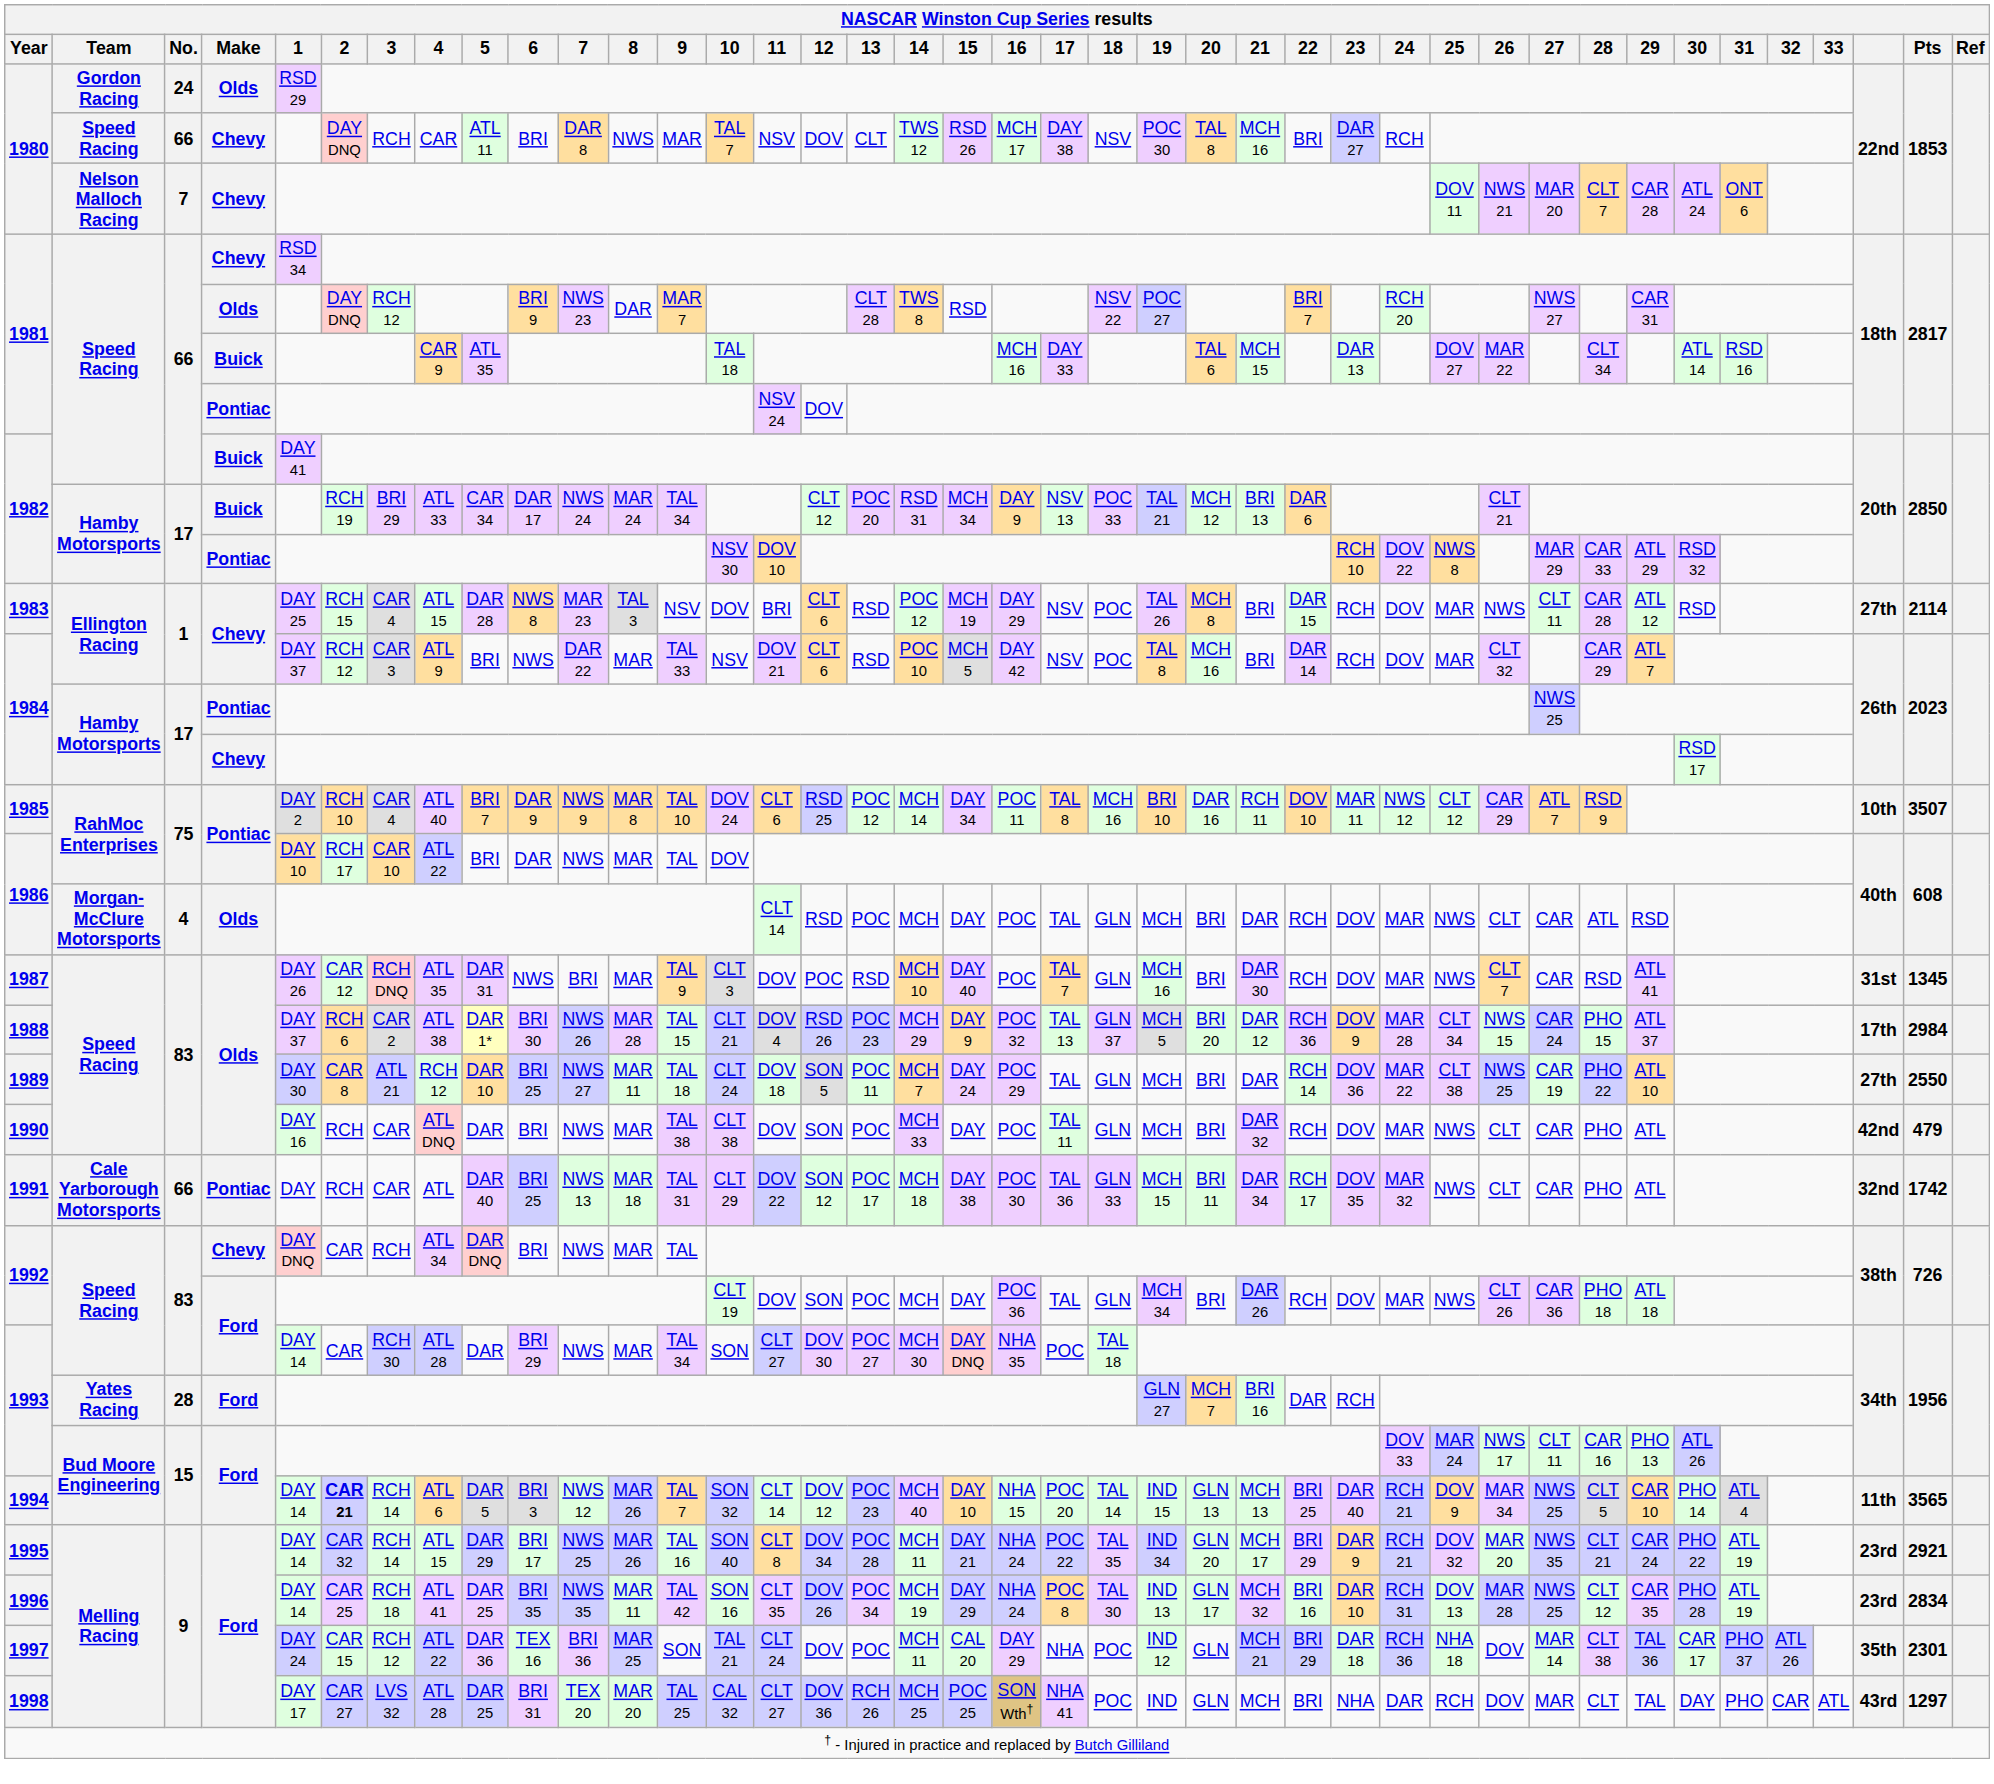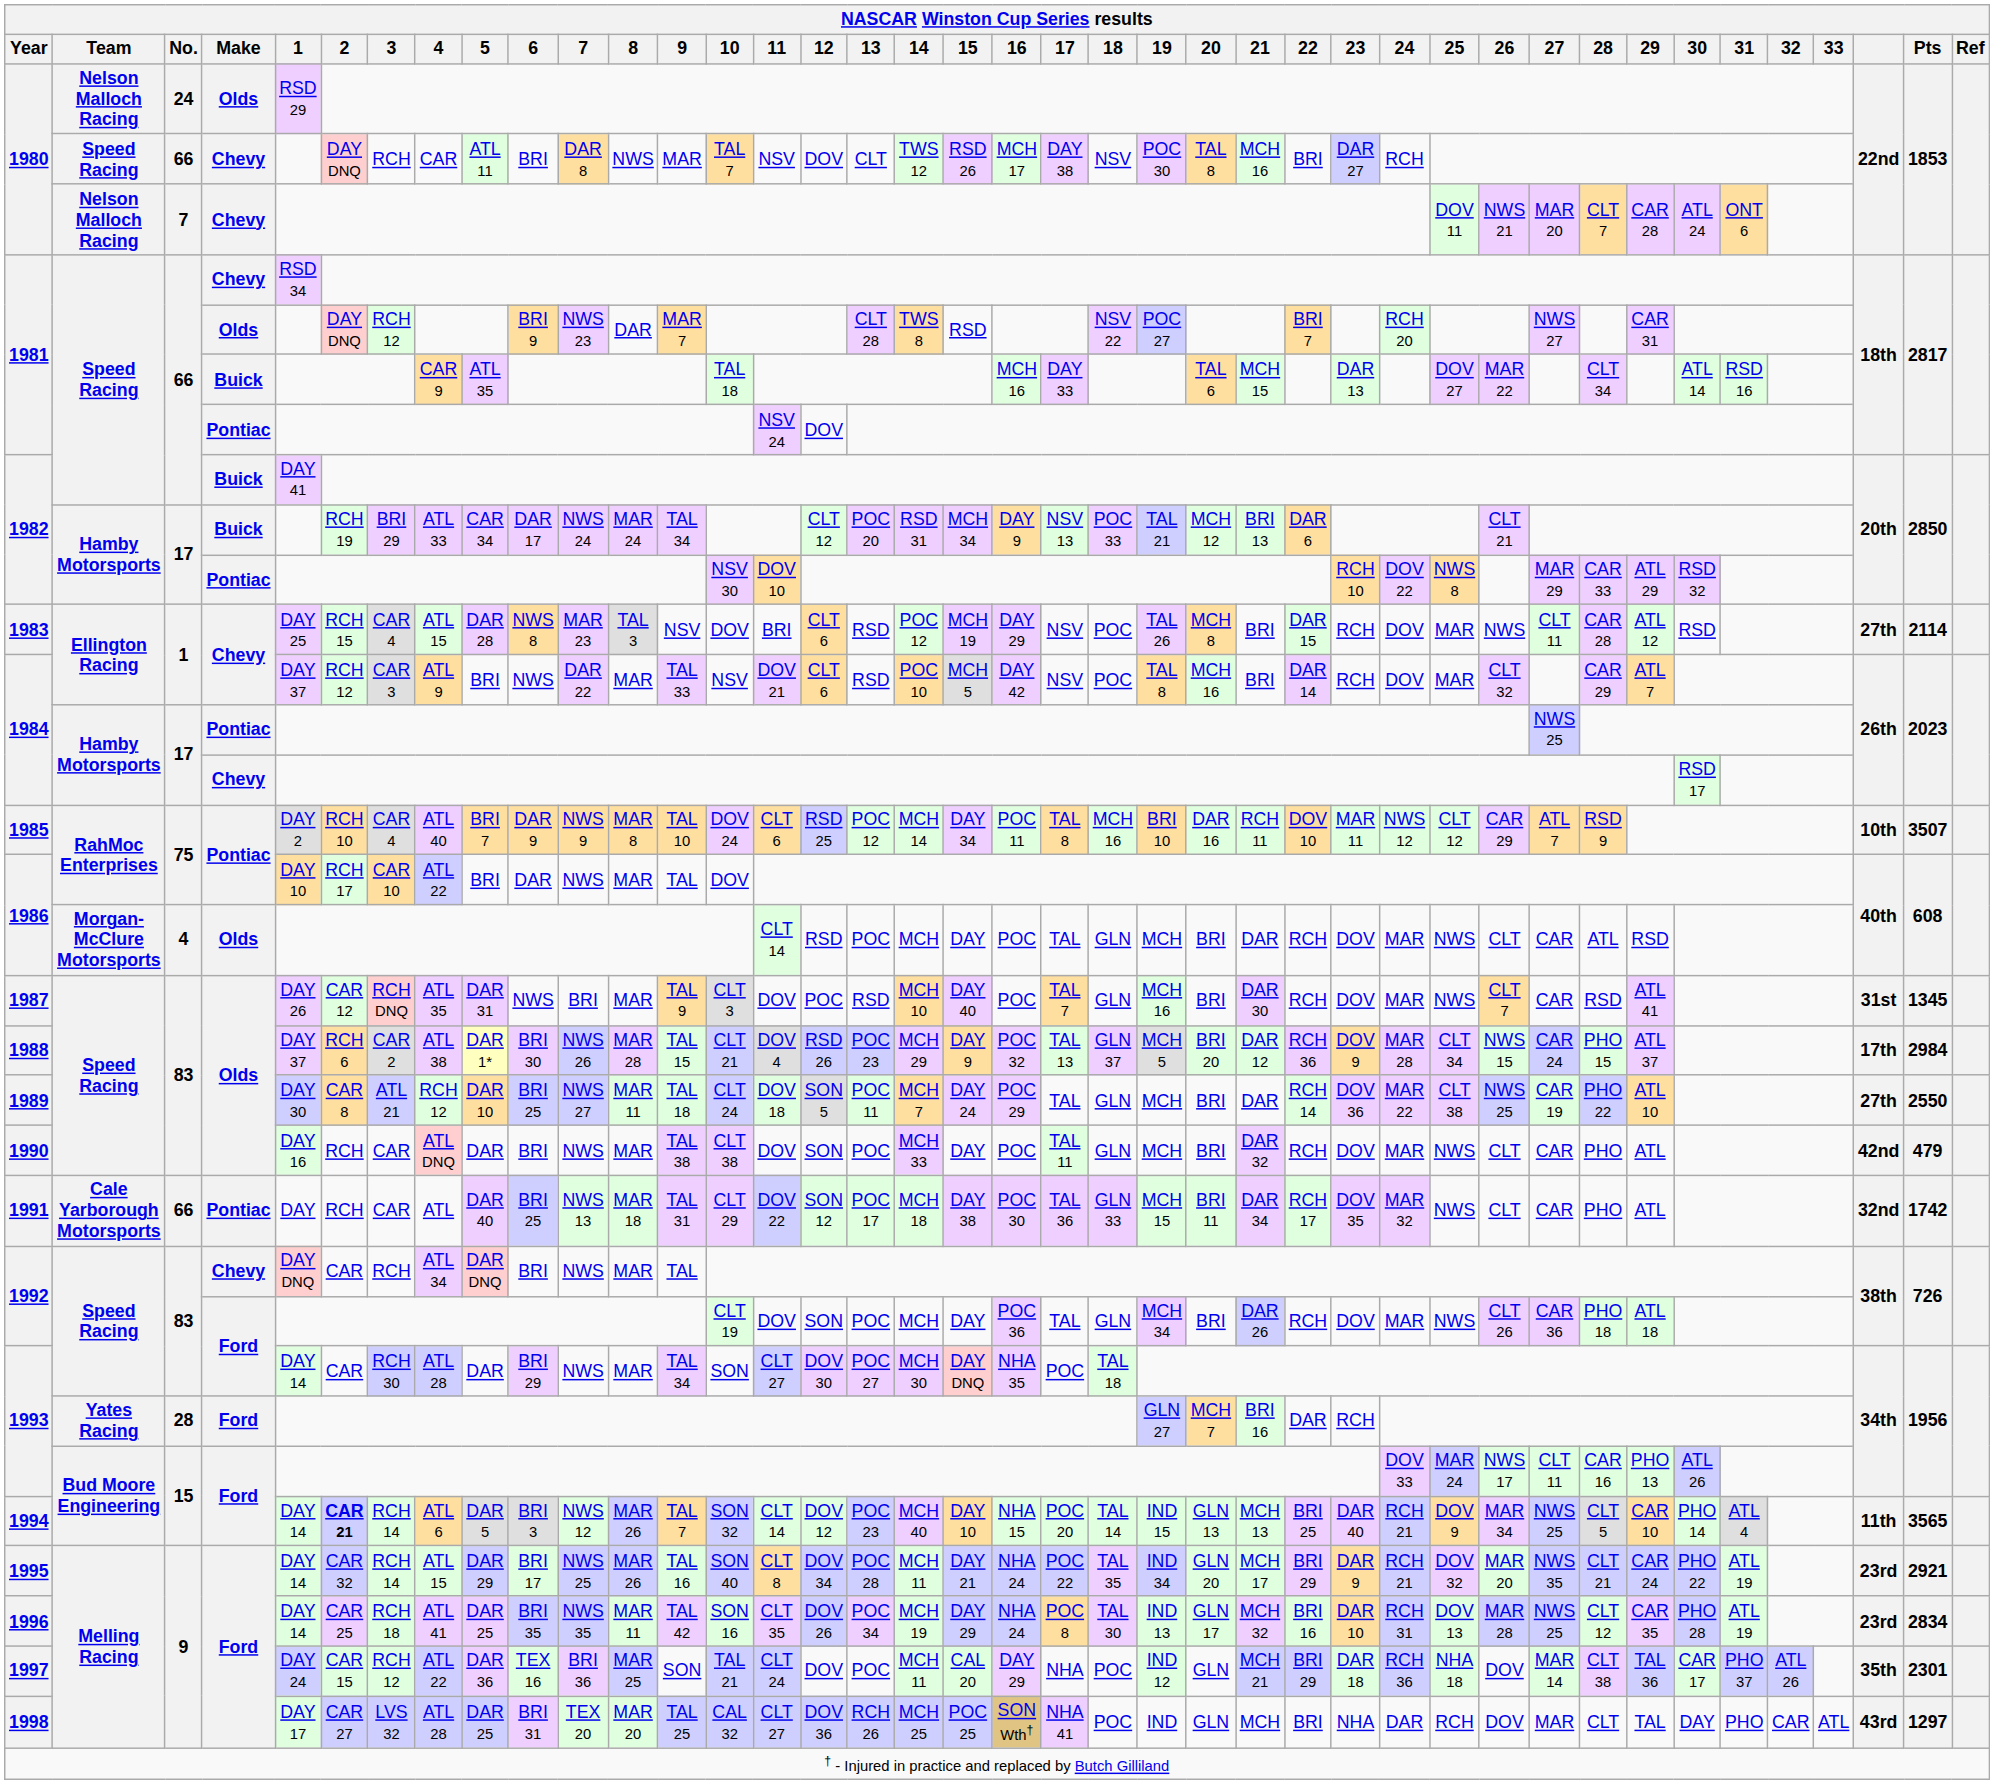(109, 88) Gordon Racing -> (109, 99) Nelson Malloch Racing
